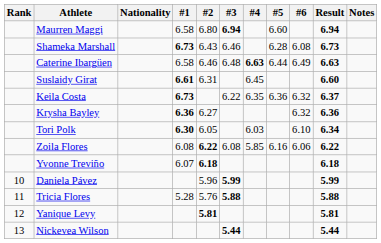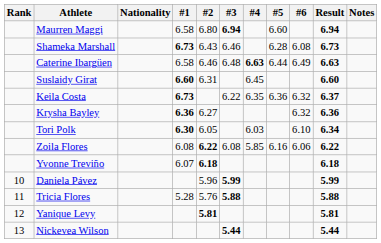(185, 79) 6.61 -> (185, 79) 6.60
